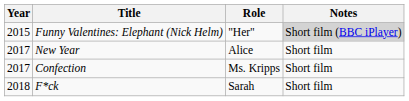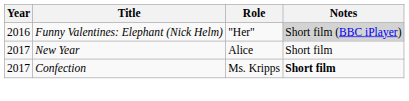(19, 31) 2015 -> (19, 31) 2016
(309, 68) normal -> (310, 68) bold
- row: (47, 86)
